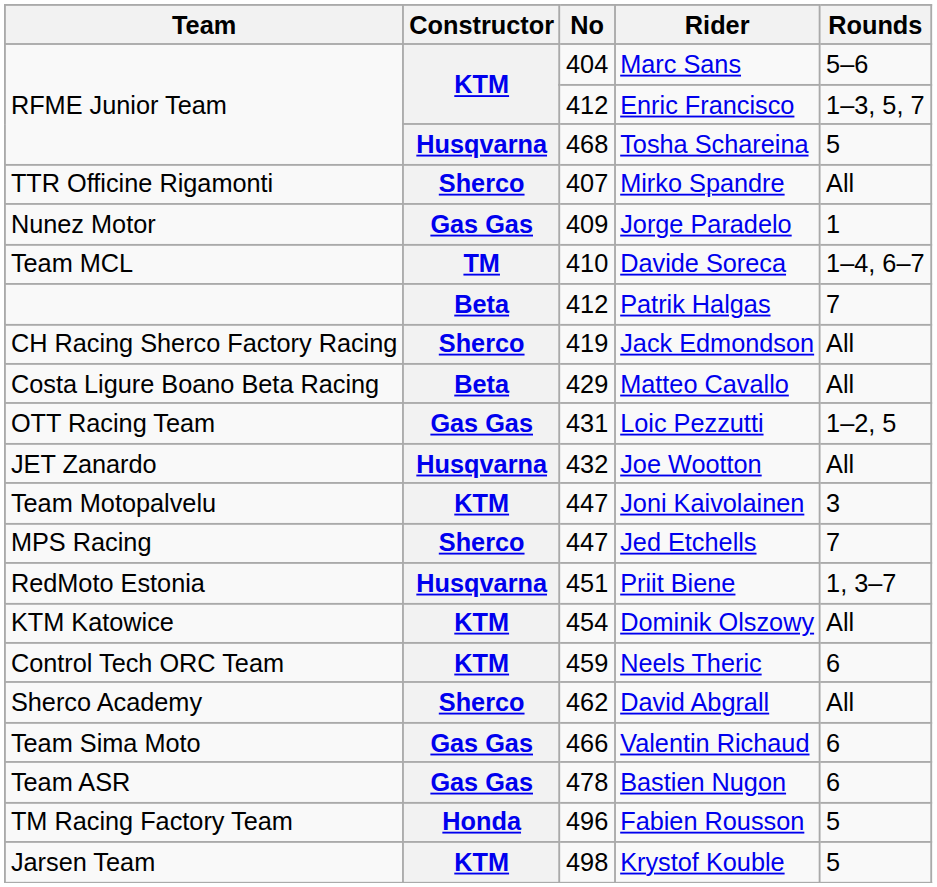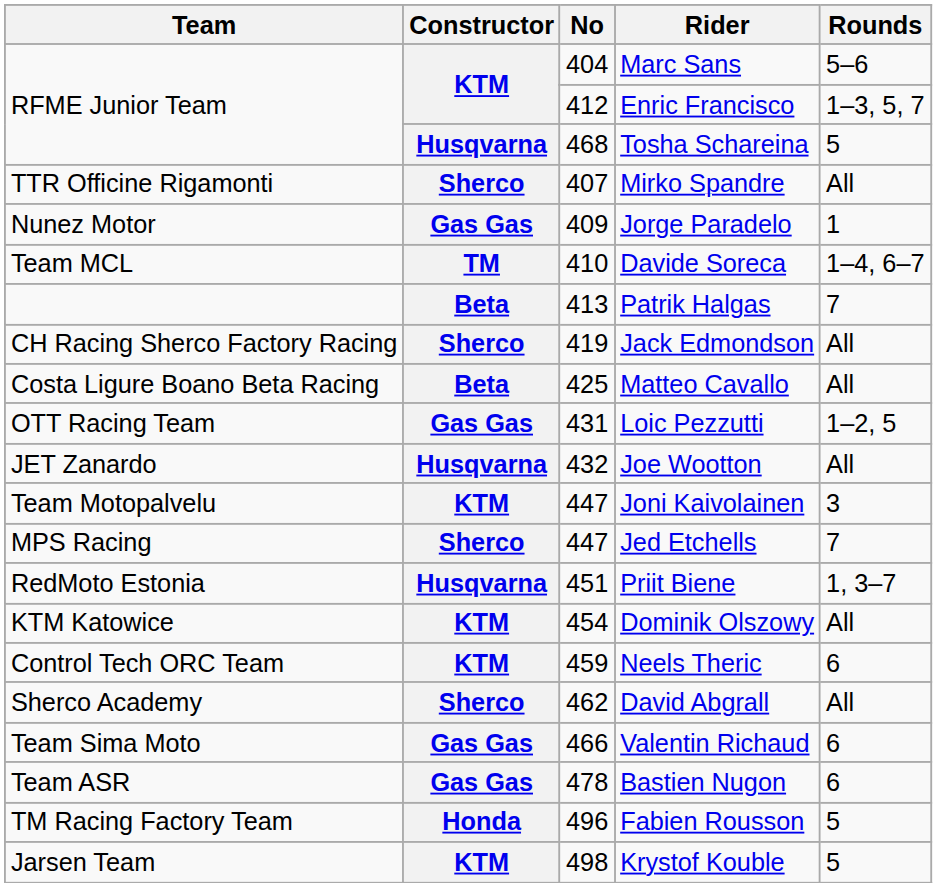(587, 304) 412 -> (587, 304) 413
(587, 383) 429 -> (587, 383) 425
